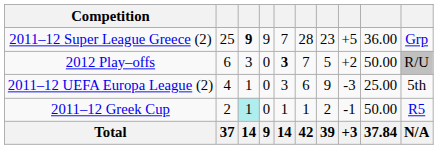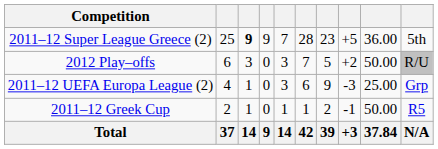(417, 39) Grp -> (417, 39) 5th
(284, 62) bold -> (284, 62) normal
(417, 86) 5th -> (417, 86) Grp
(249, 109) paleturquoise background -> (249, 109) no background
